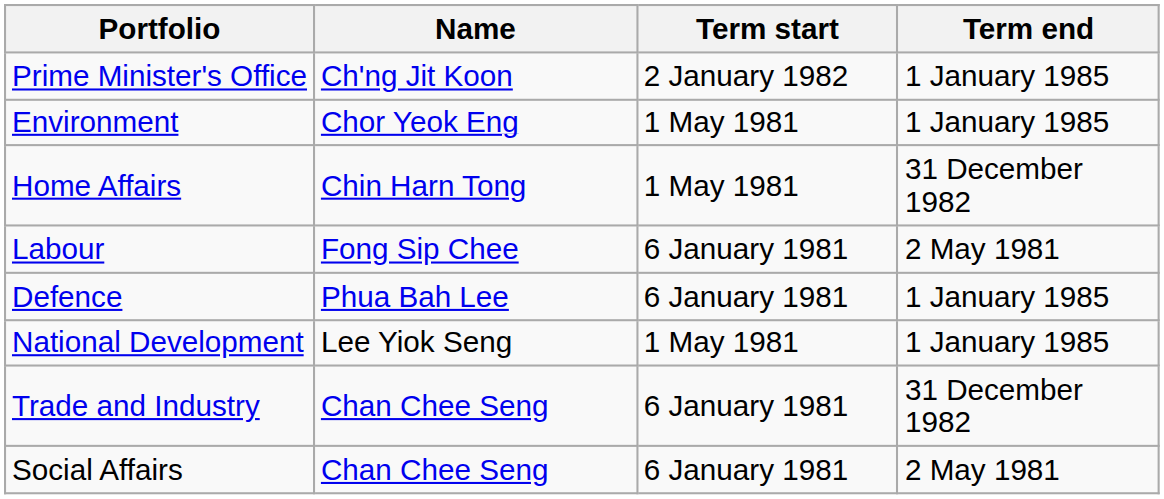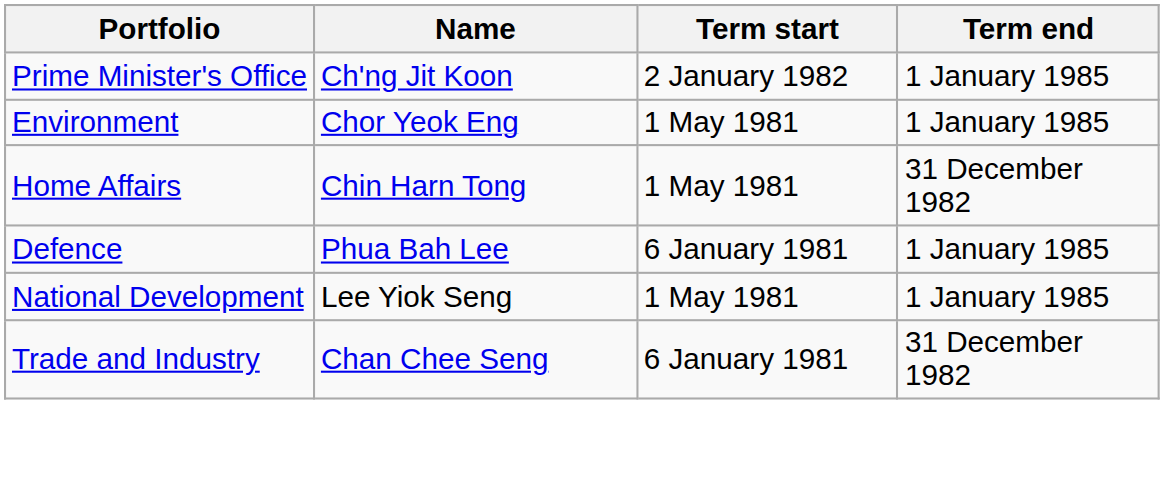- row: (58, 249)
- row: (97, 470)
